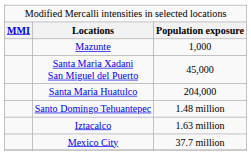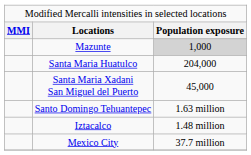(200, 47) no background -> (200, 47) lightgrey background
rows swapped: (93, 69) <-> (93, 92)
(200, 108) 1.48 million -> (200, 108) 1.63 million
(200, 125) 1.63 million -> (200, 125) 1.48 million
